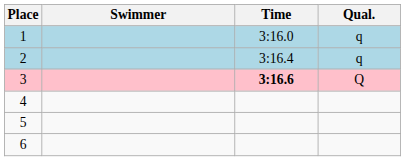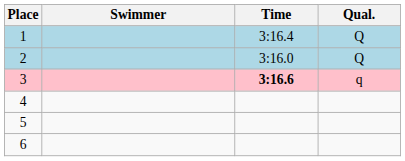(276, 36) 3:16.0 -> (276, 36) 3:16.4
(359, 36) q -> (359, 36) Q
(276, 58) 3:16.4 -> (276, 58) 3:16.0
(359, 58) q -> (359, 58) Q
(359, 79) Q -> (359, 79) q
